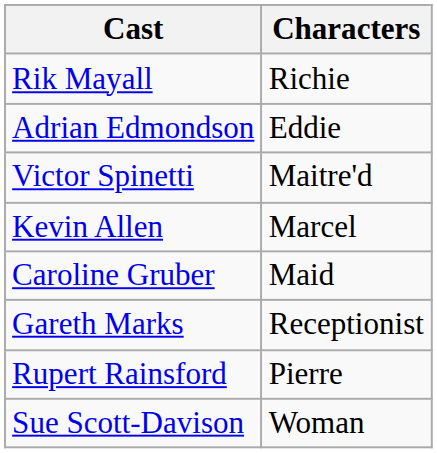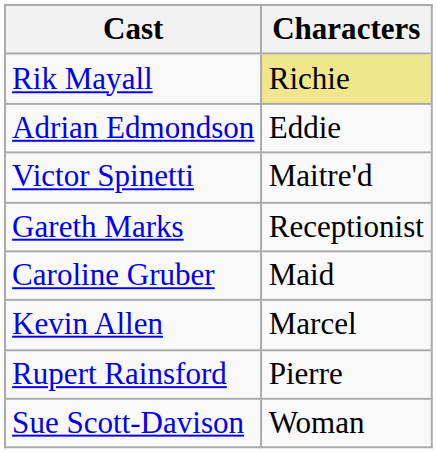(309, 78) no background -> (309, 78) khaki background
rows swapped: (88, 226) <-> (98, 324)
